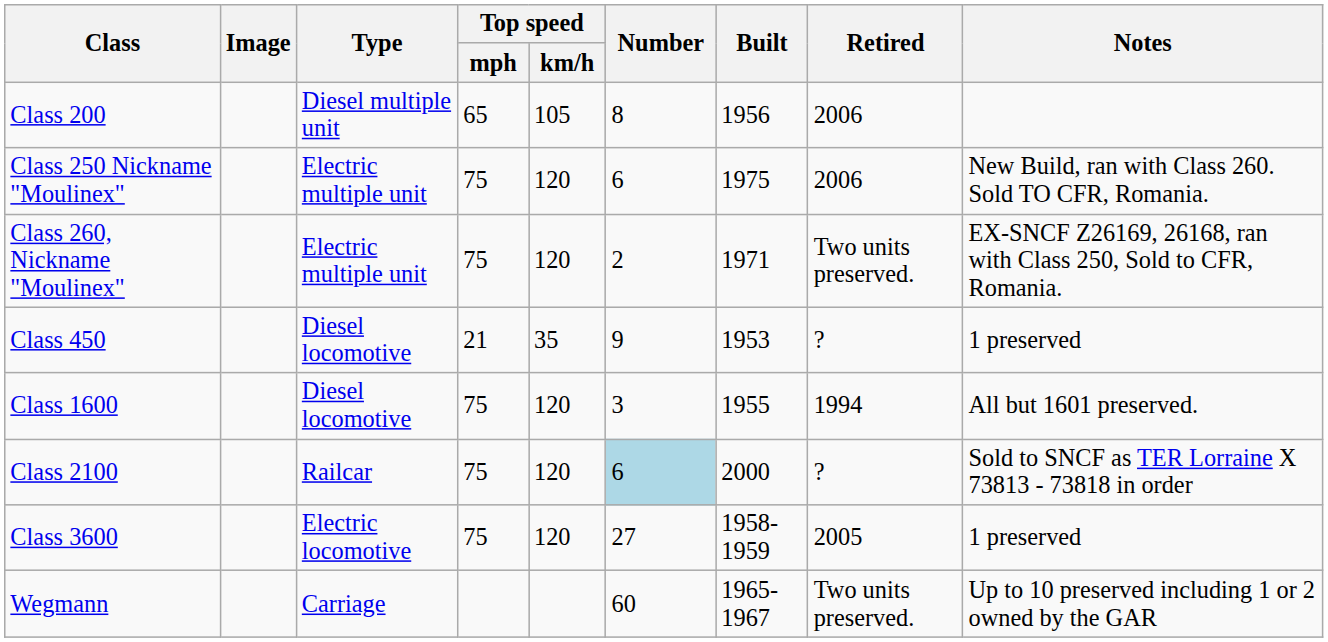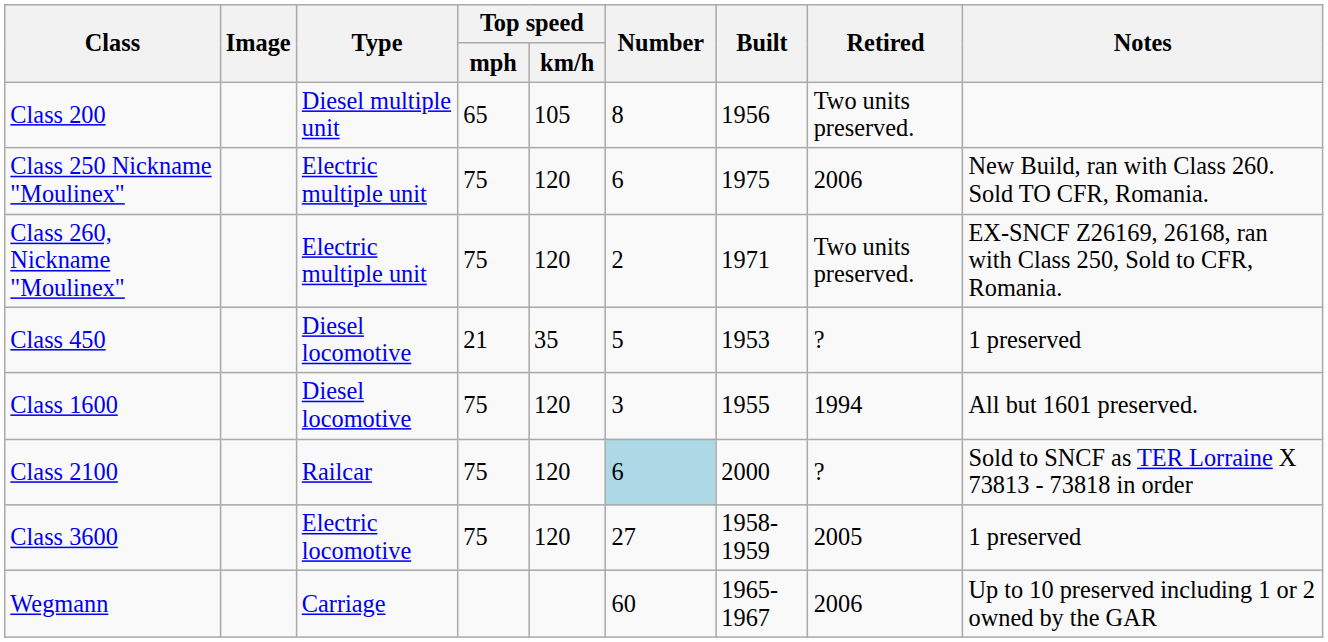(838, 114) 2006 -> (864, 114) Two units preserved.
(618, 339) 9 -> (618, 339) 5
(864, 603) Two units preserved. -> (838, 603) 2006
